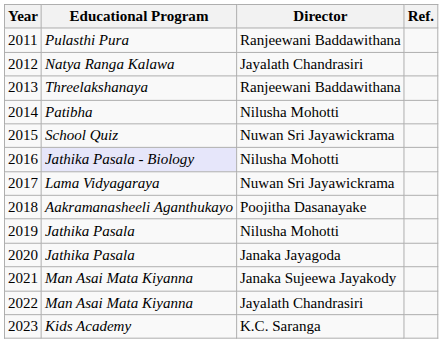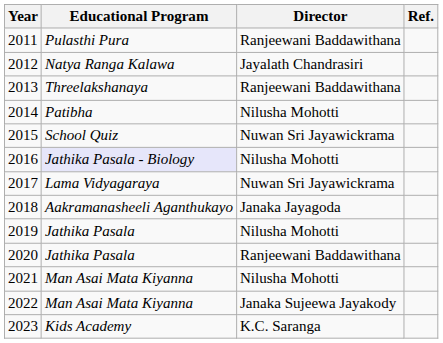(303, 207) Poojitha Dasanayake -> (290, 207) Janaka Jayagoda
(290, 254) Janaka Jayagoda -> (320, 254) Ranjeewani Baddawithana
(318, 278) Janaka Sujeewa Jayakody -> (289, 278) Nilusha Mohotti
(302, 302) Jayalath Chandrasiri -> (318, 302) Janaka Sujeewa Jayakody
